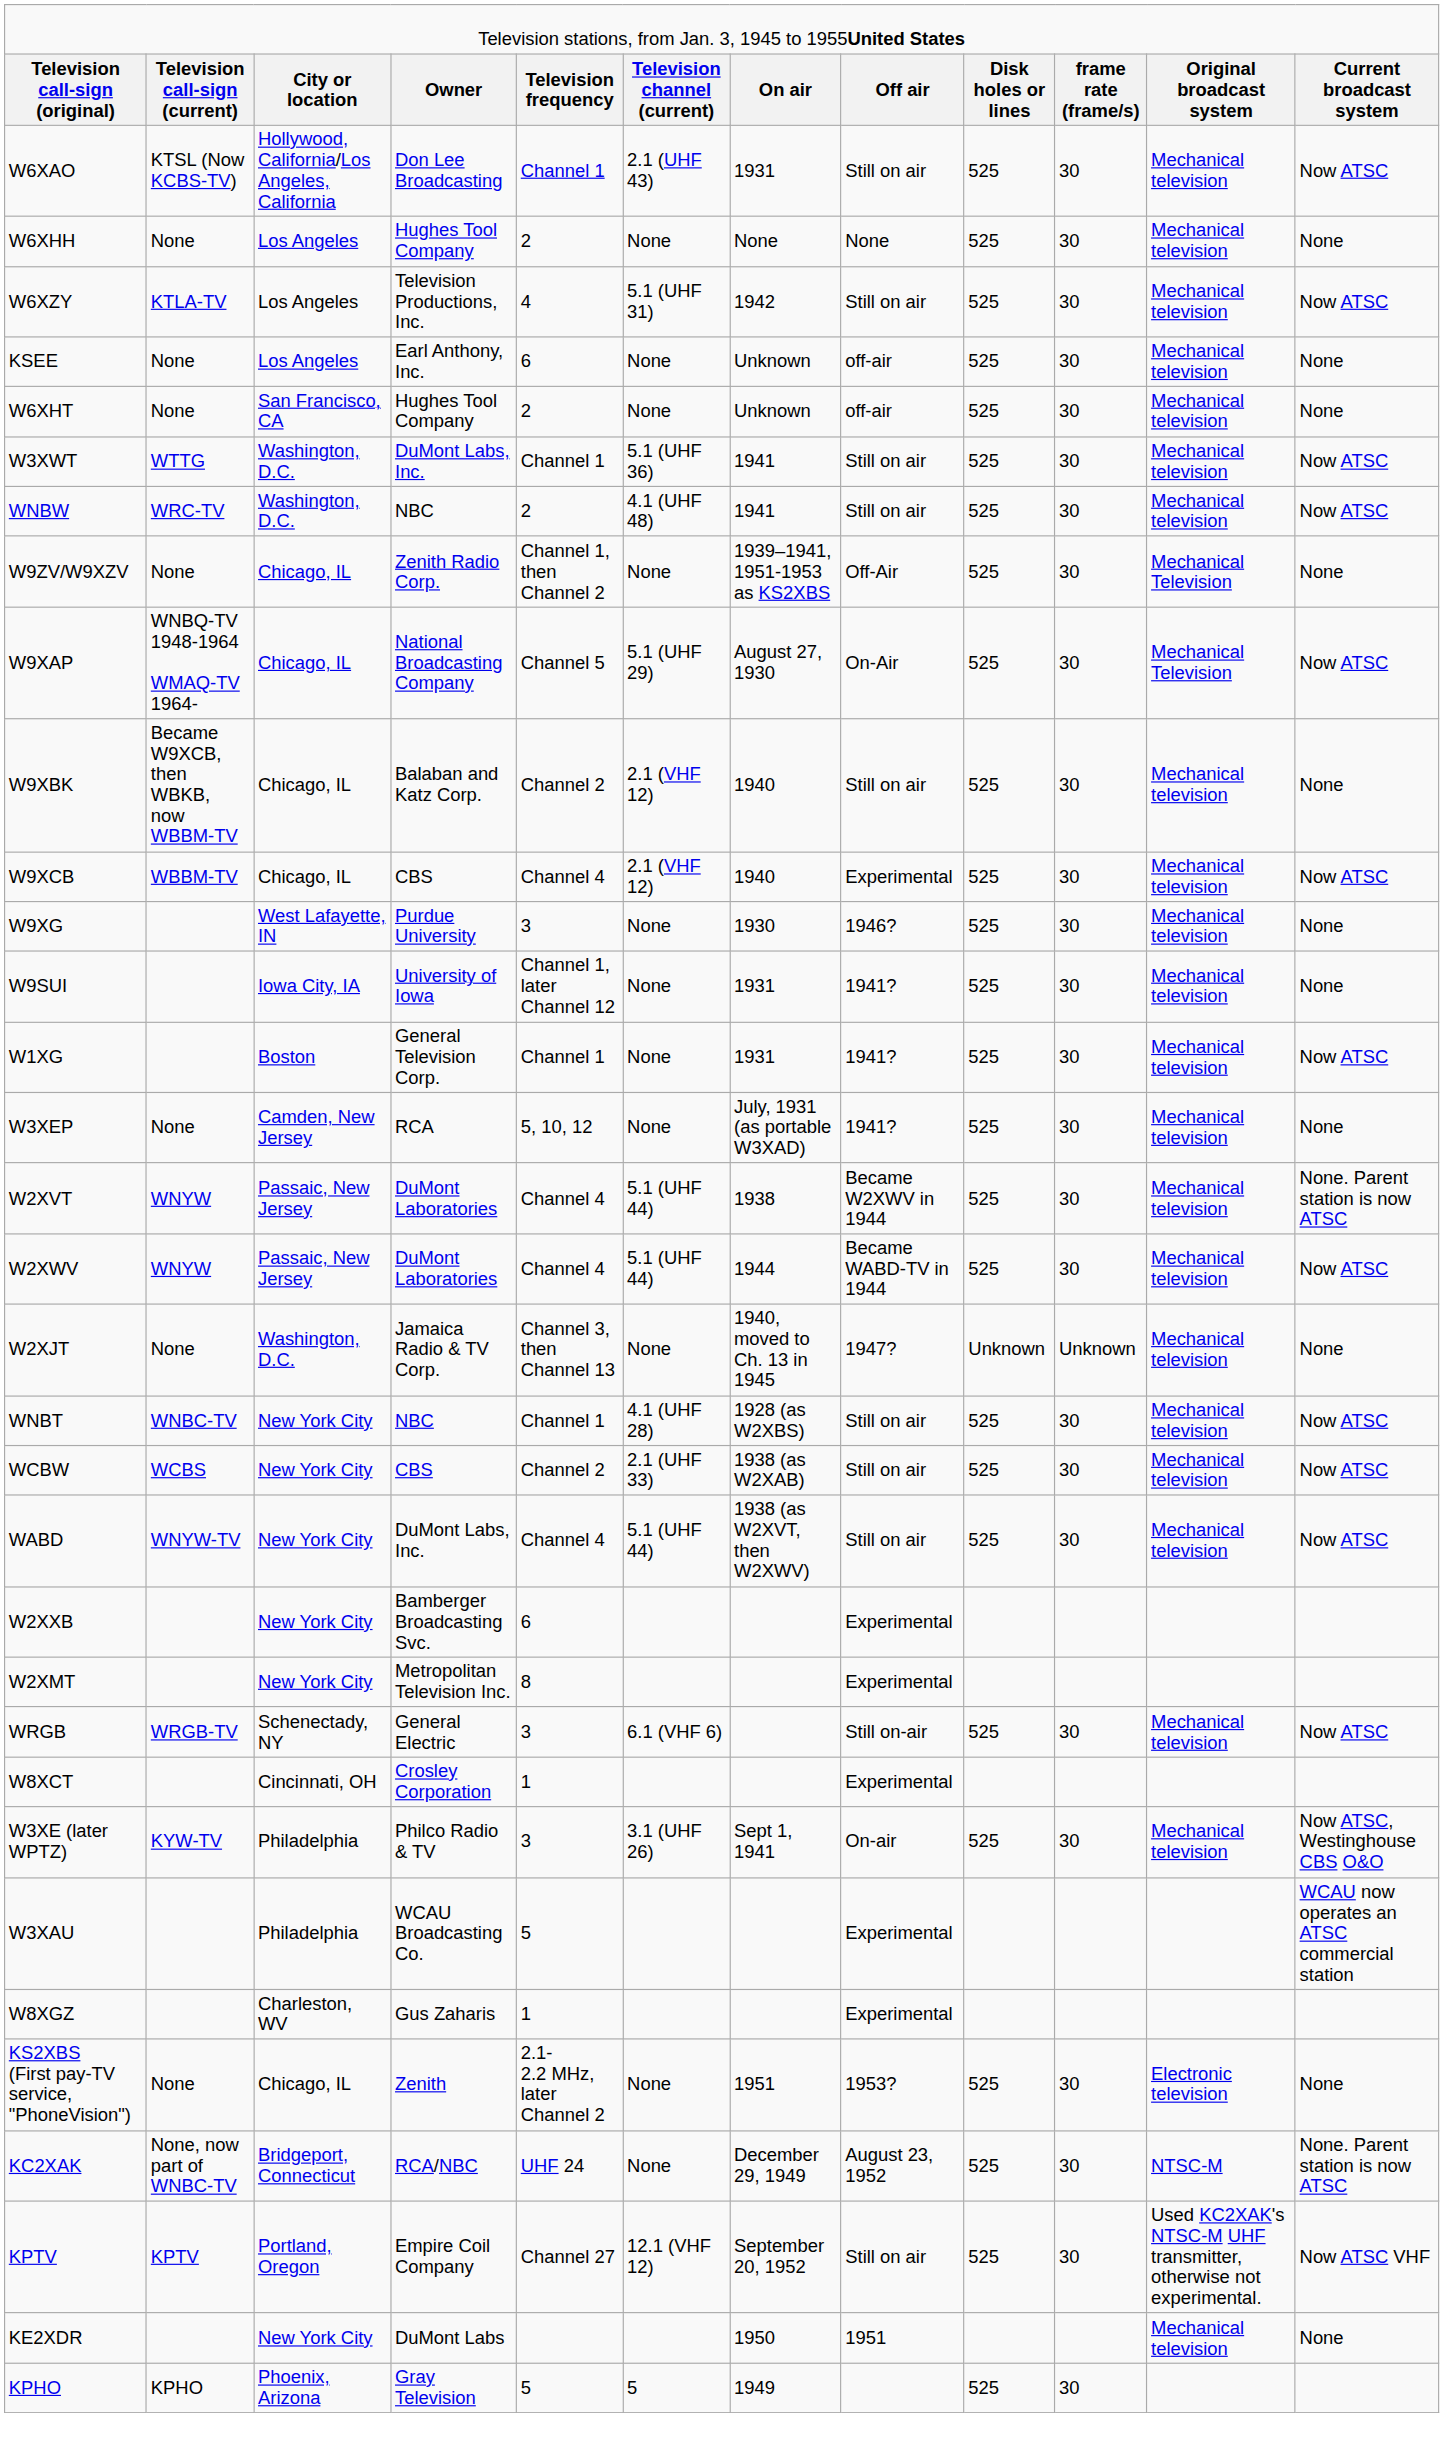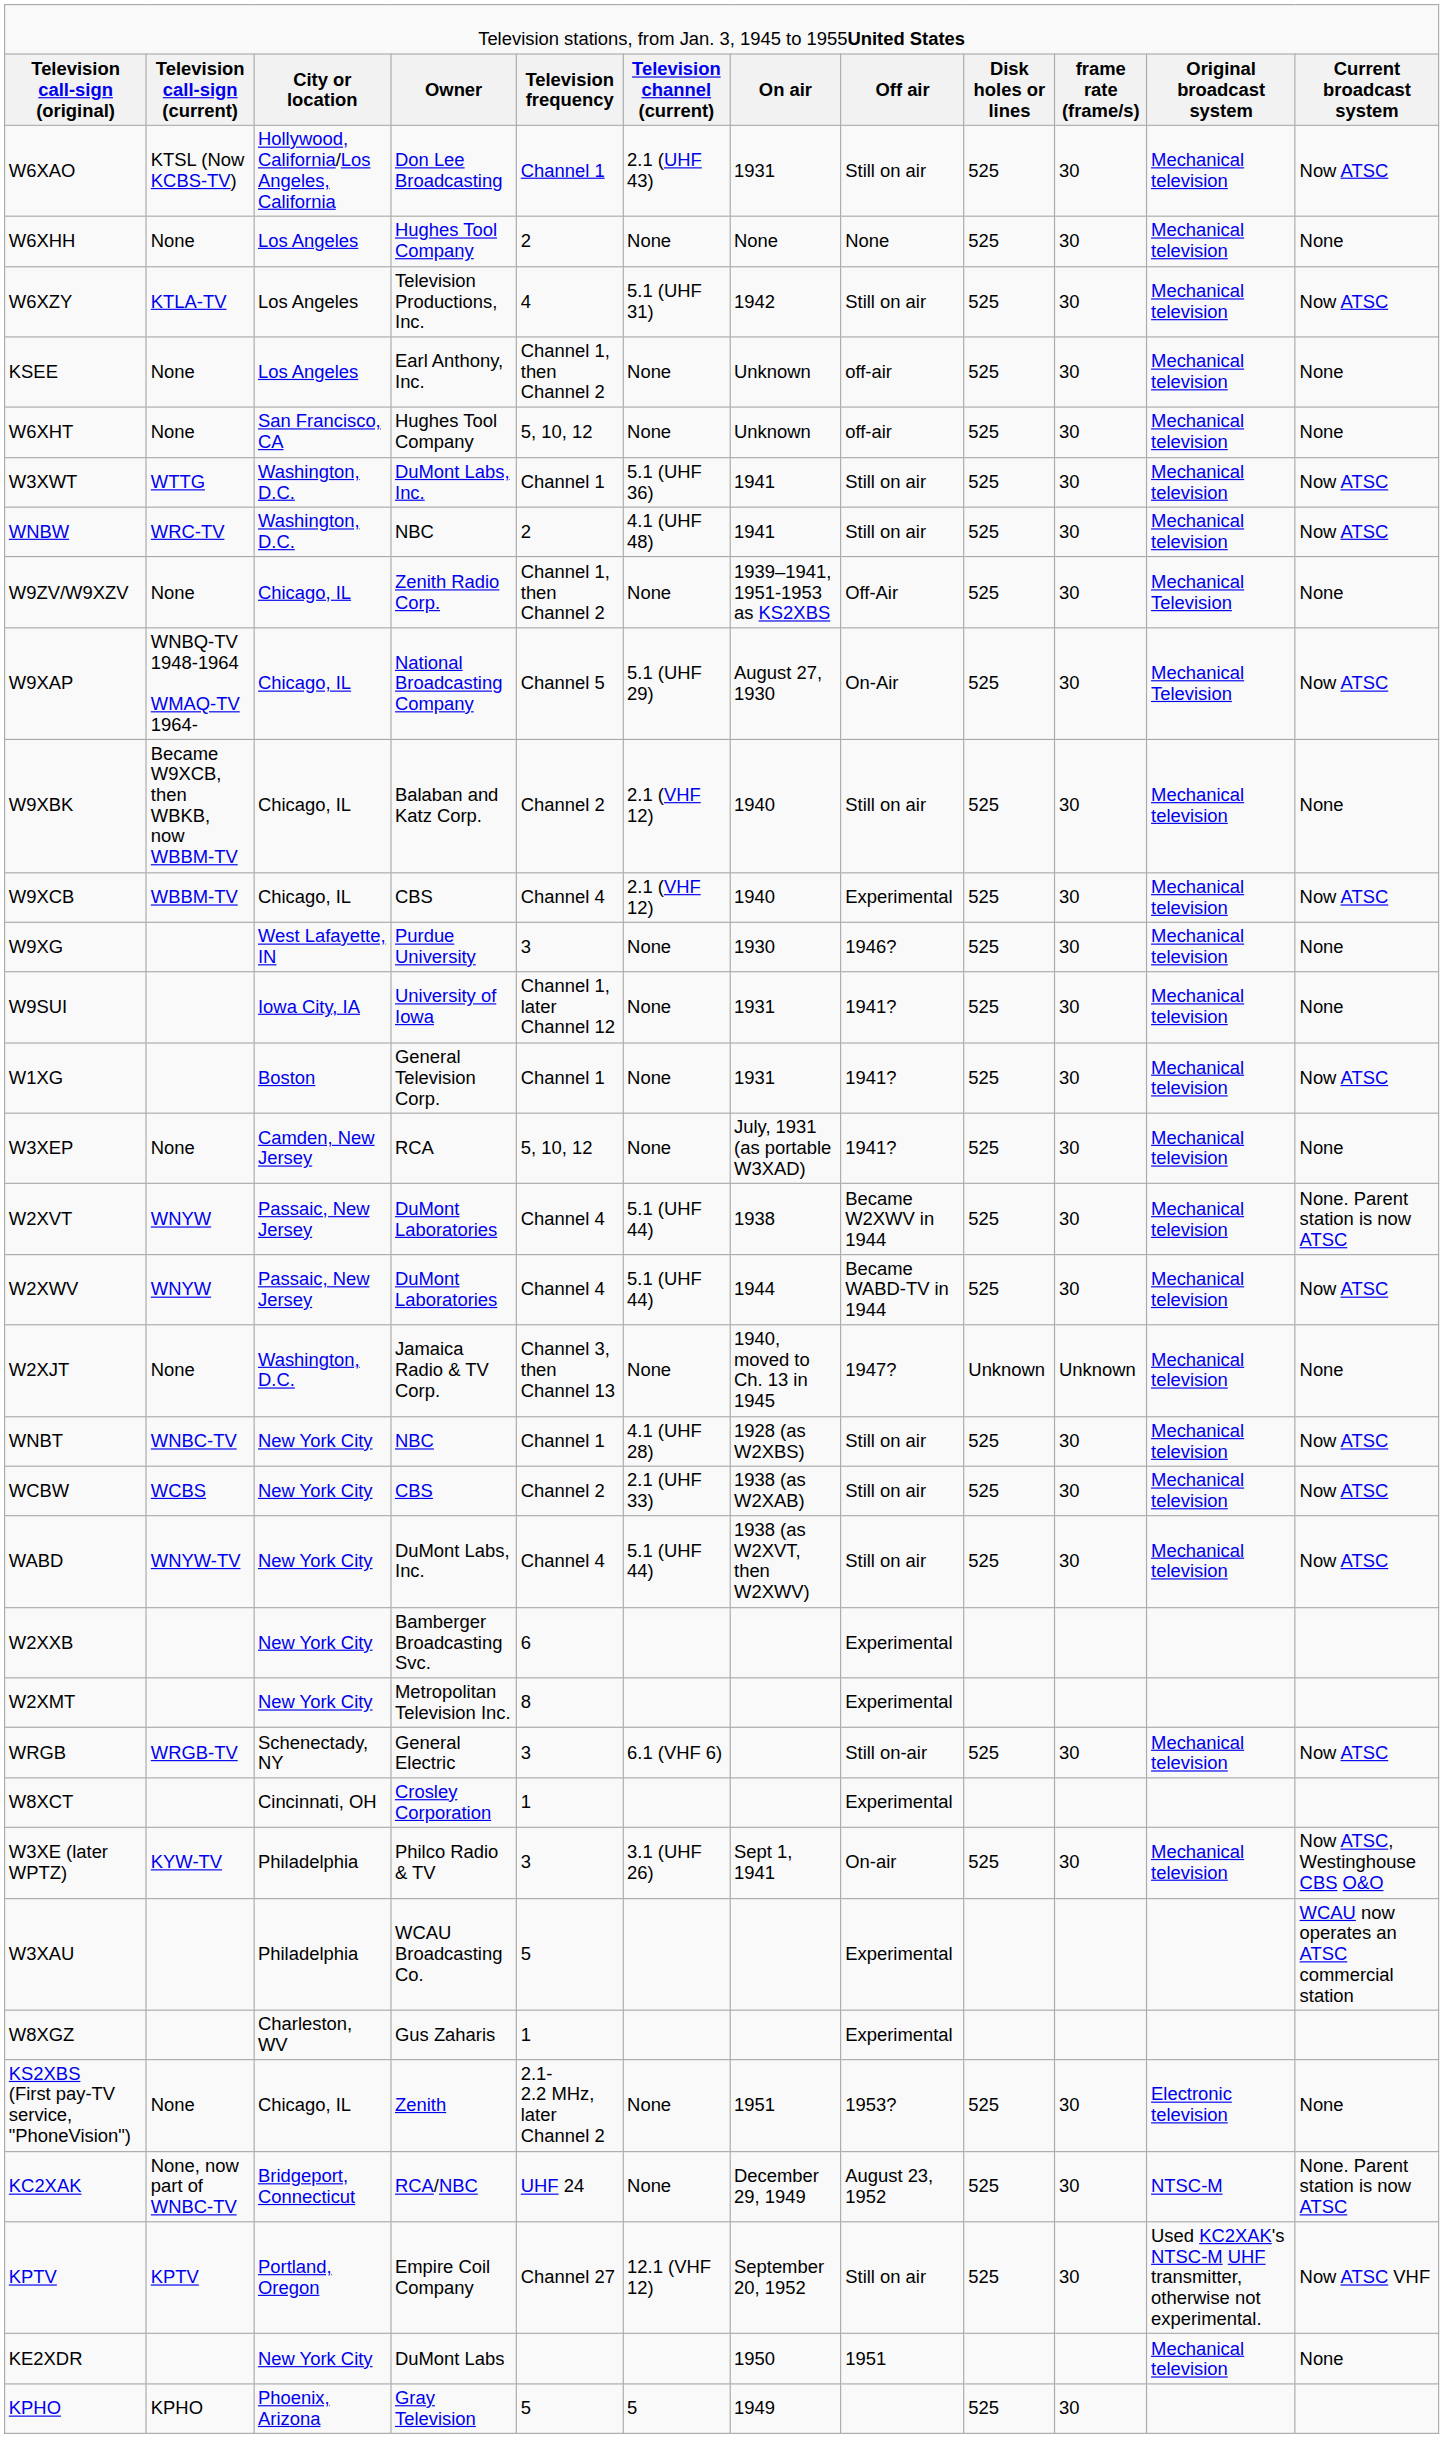(526, 361) 6 -> (565, 371) Channel 1, then Channel 2
(526, 411) 2 -> (557, 432) 5, 10, 12
